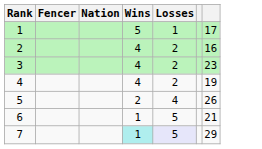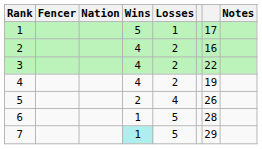+ column: (238, 13)
(211, 65) 23 -> (211, 65) 22
(211, 117) 21 -> (211, 117) 28
(175, 135) lavender background -> (175, 135) no background
